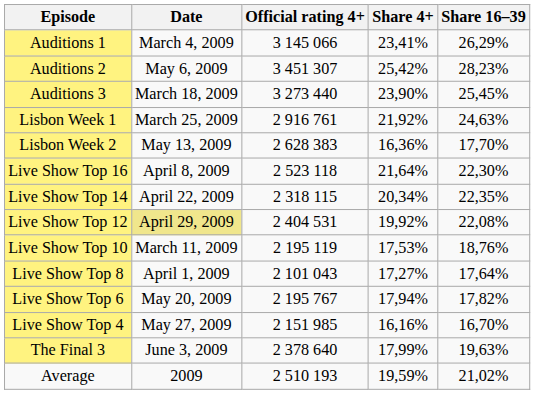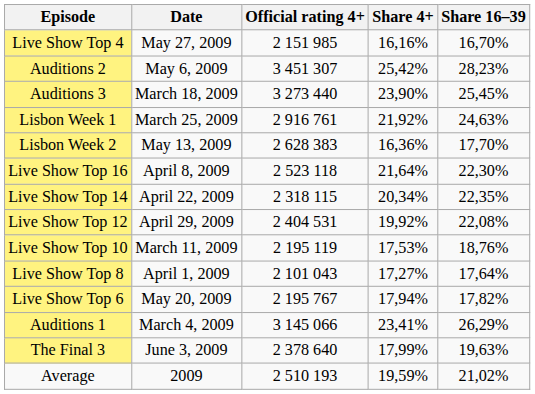rows swapped: (68, 42) <-> (68, 324)
(186, 222) khaki background -> (186, 222) no background
